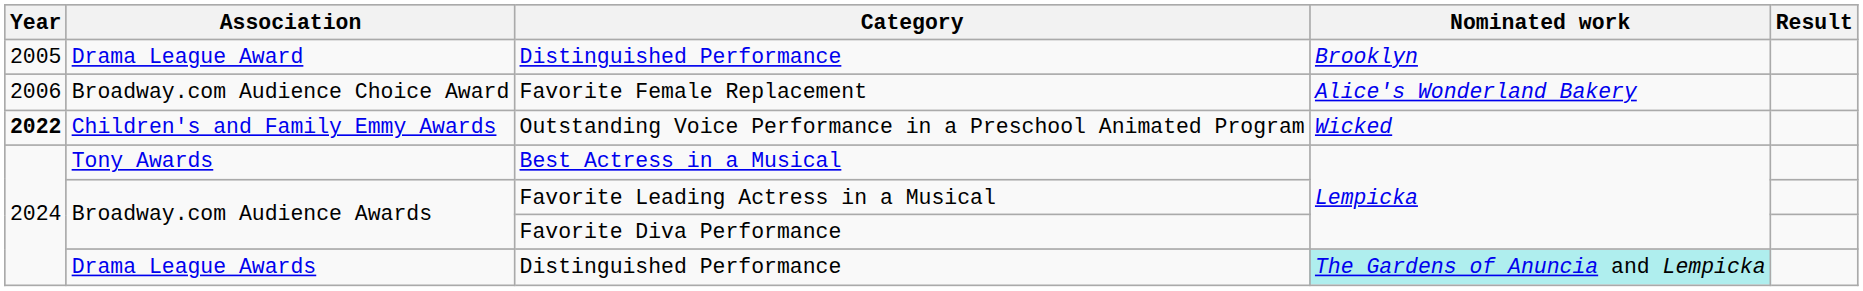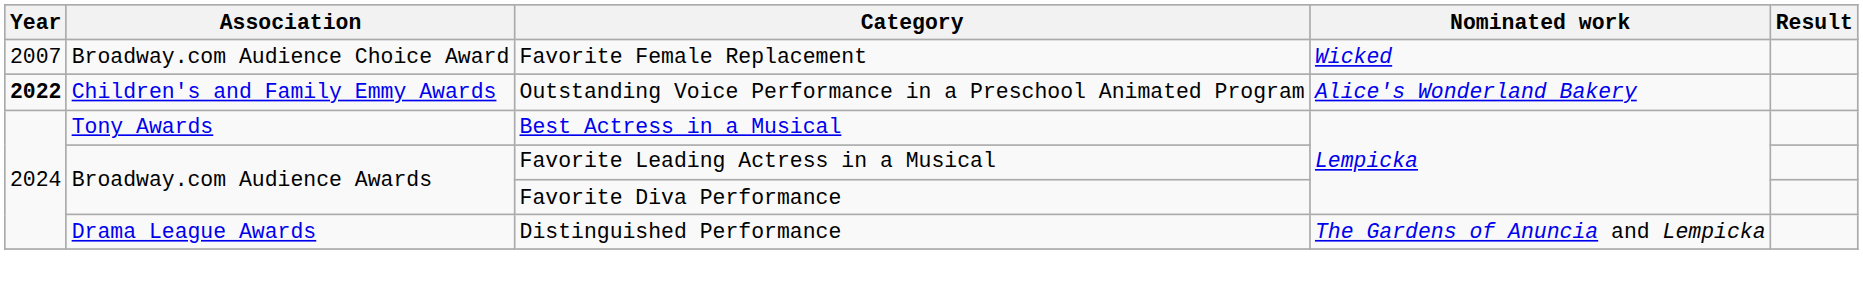- row: (188, 57)
(36, 92) 2006 -> (36, 57) 2007
(1476, 92) Alice's Wonderland Bakery -> (1354, 57) Wicked
(1354, 127) Wicked -> (1476, 92) Alice's Wonderland Bakery
(1540, 267) paleturquoise background -> (1540, 232) no background
